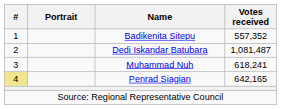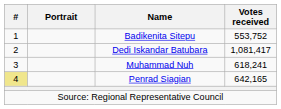(251, 36) 557,352 -> (251, 36) 553,752
(251, 51) 1,081,487 -> (251, 51) 1,081,417
